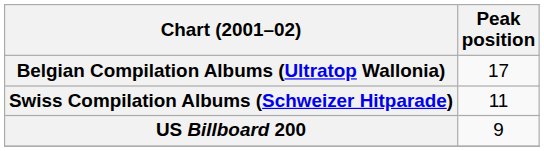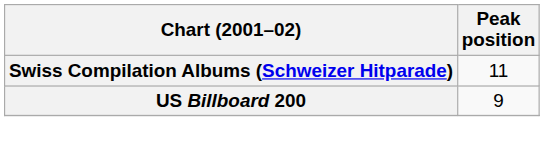- row: (231, 70)
